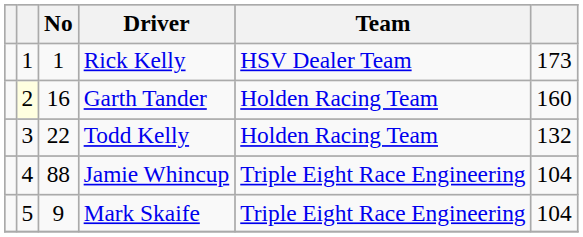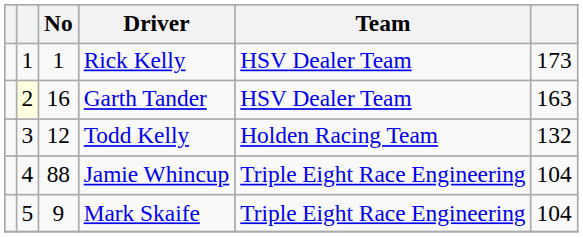(339, 99) Holden Racing Team -> (326, 99) HSV Dealer Team
(554, 99) 160 -> (554, 99) 163
(58, 137) 22 -> (58, 137) 12
